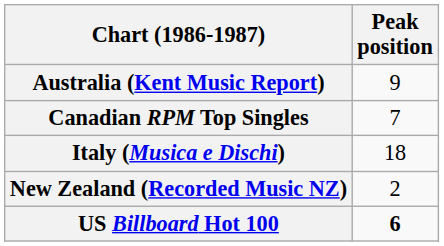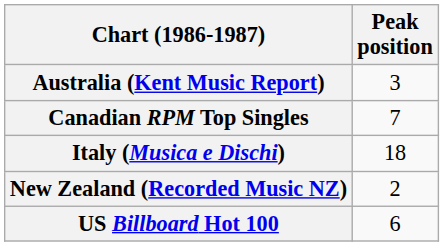(395, 82) 9 -> (395, 82) 3
(395, 223) bold -> (395, 223) normal
